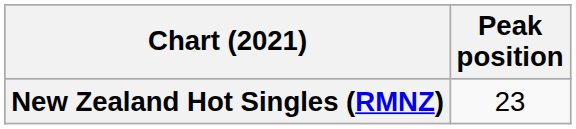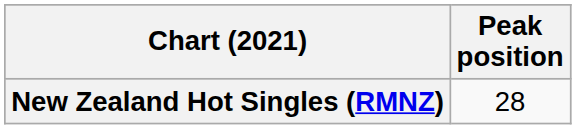(510, 100) 23 -> (510, 100) 28
